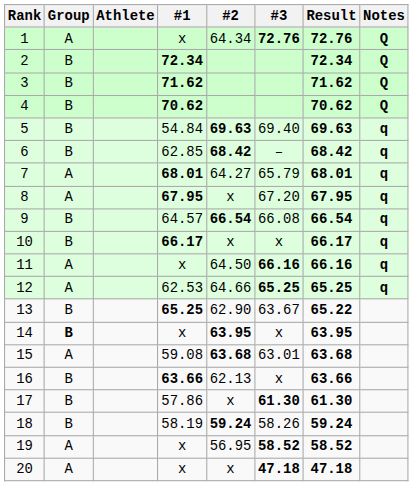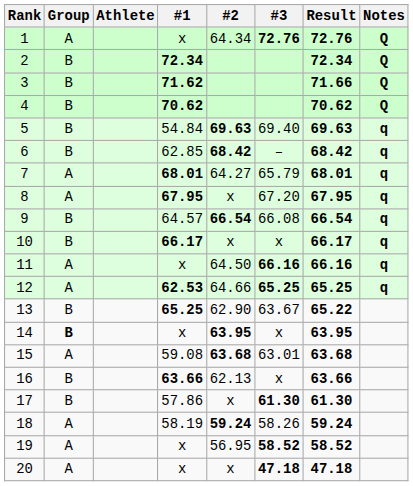(331, 84) 71.62 -> (331, 84) 71.66
(182, 288) normal -> (182, 288) bold
(69, 424) B -> (69, 424) A
